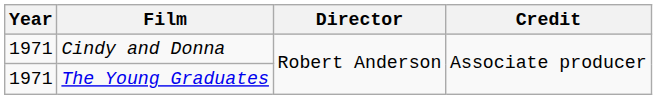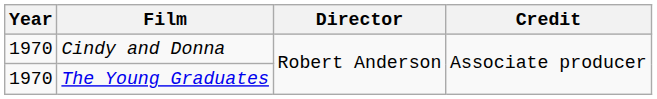(31, 49) 1971 -> (31, 49) 1970
(31, 79) 1971 -> (31, 79) 1970
